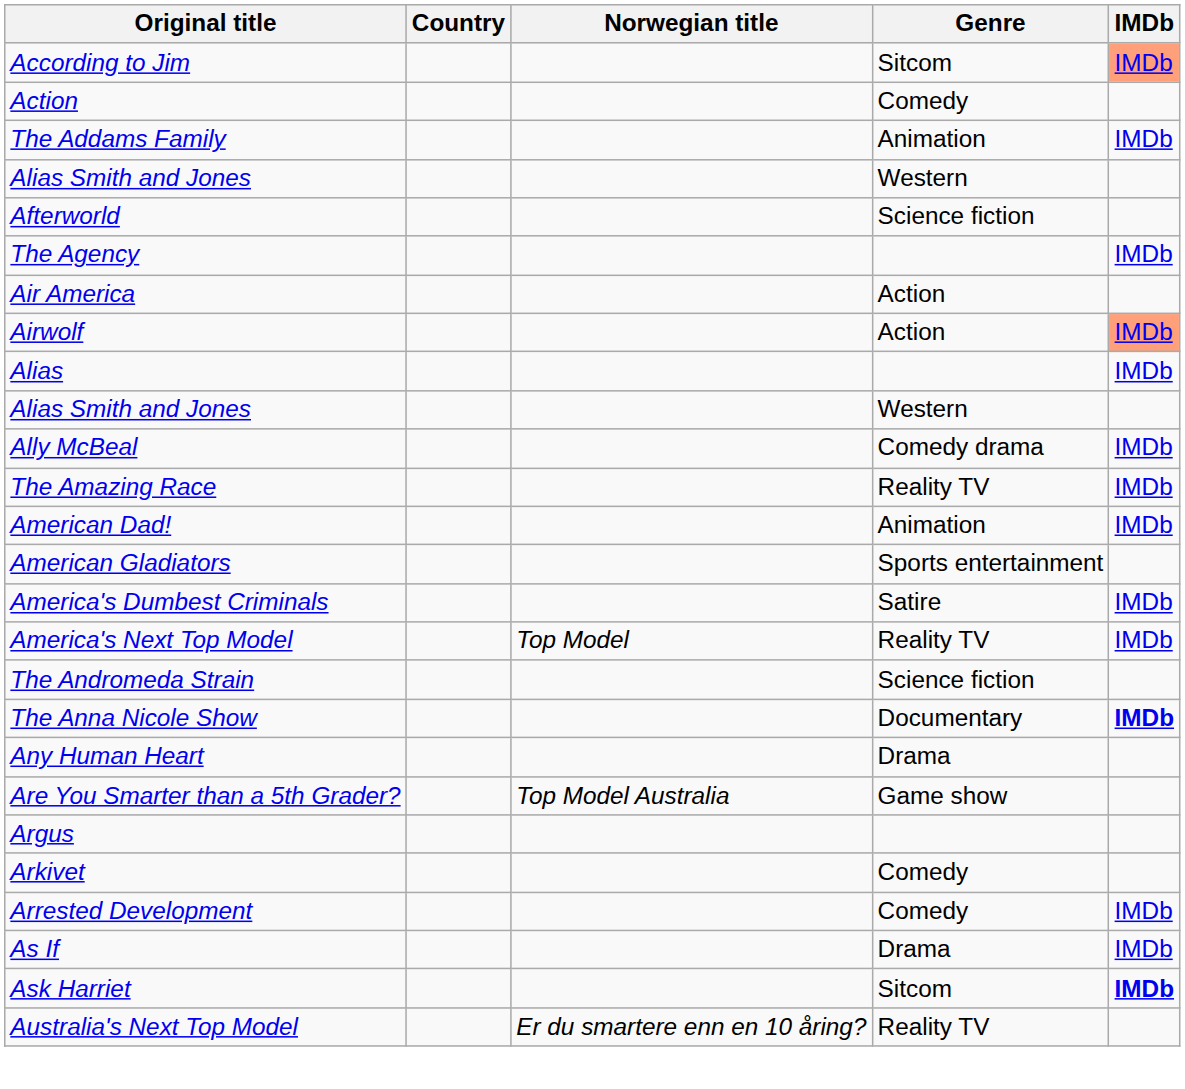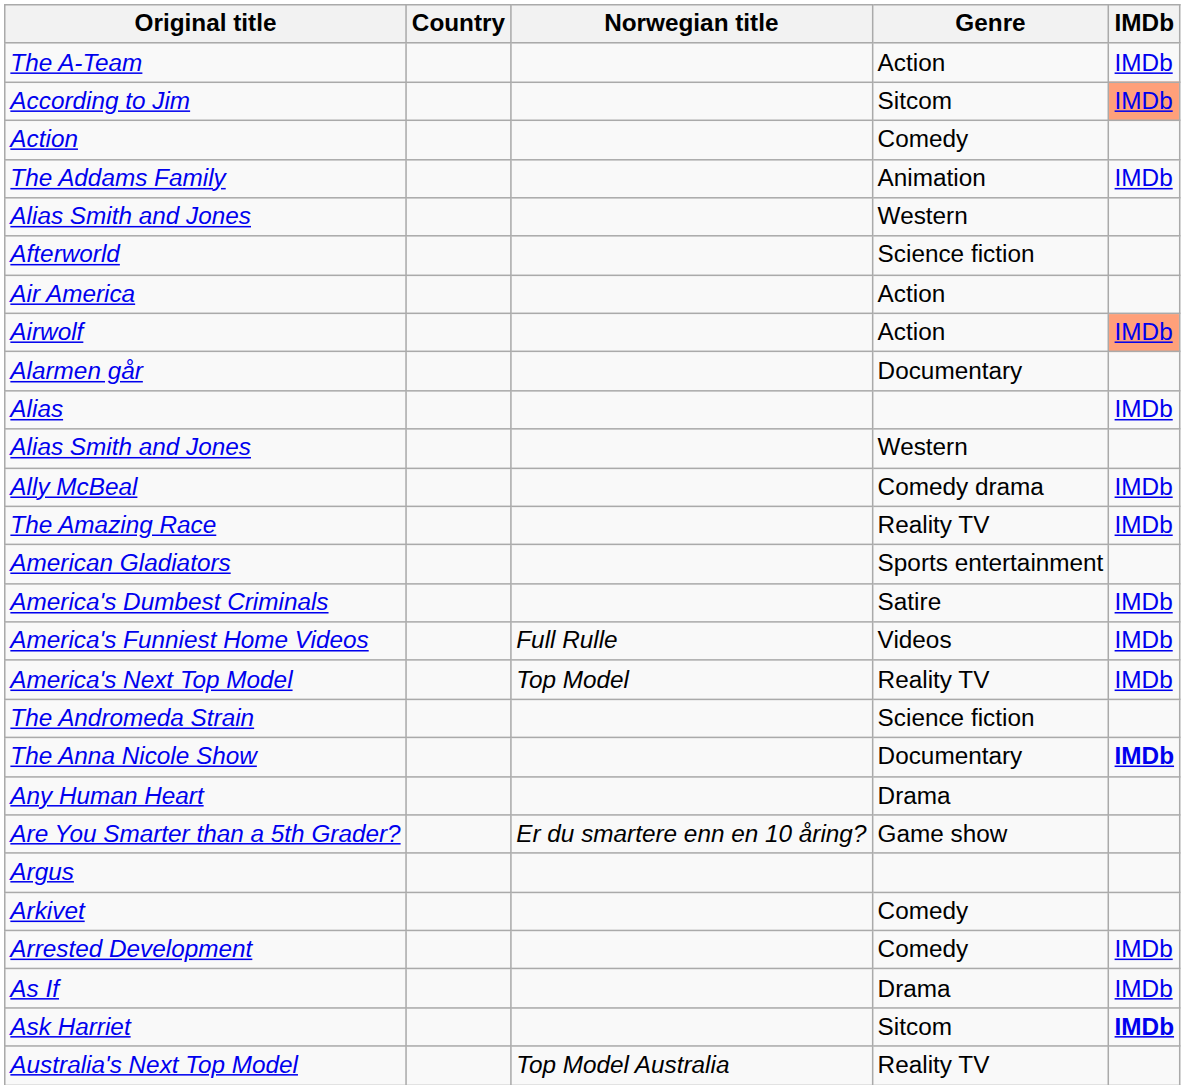+ row: (76, 62)
- row: (75, 255)
+ row: (77, 370)
- row: (91, 525)
+ row: (190, 640)
(623, 795) Top Model Australia -> (691, 833) Er du smartere enn en 10 åring?
(691, 1026) Er du smartere enn en 10 åring? -> (623, 1065) Top Model Australia
